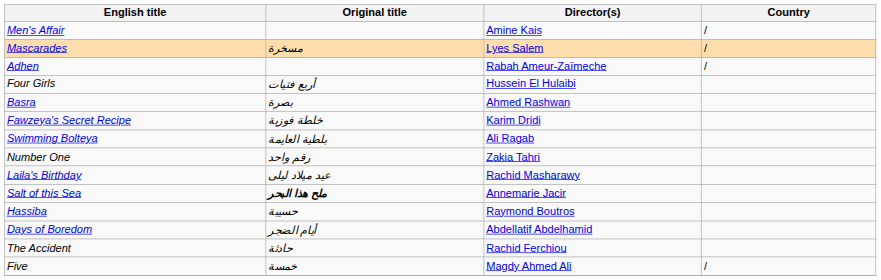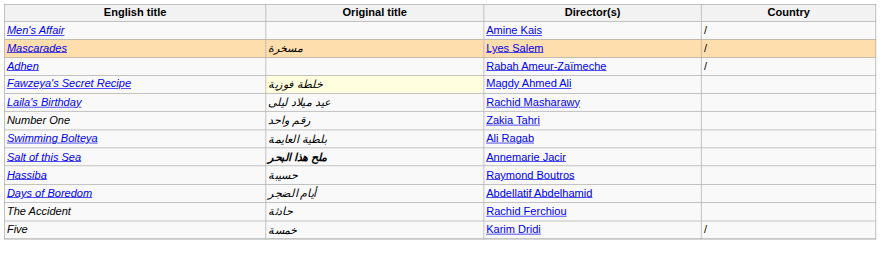- row: (31, 84)
- row: (21, 102)
(295, 121) no background -> (295, 84) lightyellow background
(513, 120) Karim Dridi -> (529, 84) Magdy Ahmed Ali
rows swapped: (52, 138) <-> (44, 175)
(529, 266) Magdy Ahmed Ali -> (513, 229) Karim Dridi
